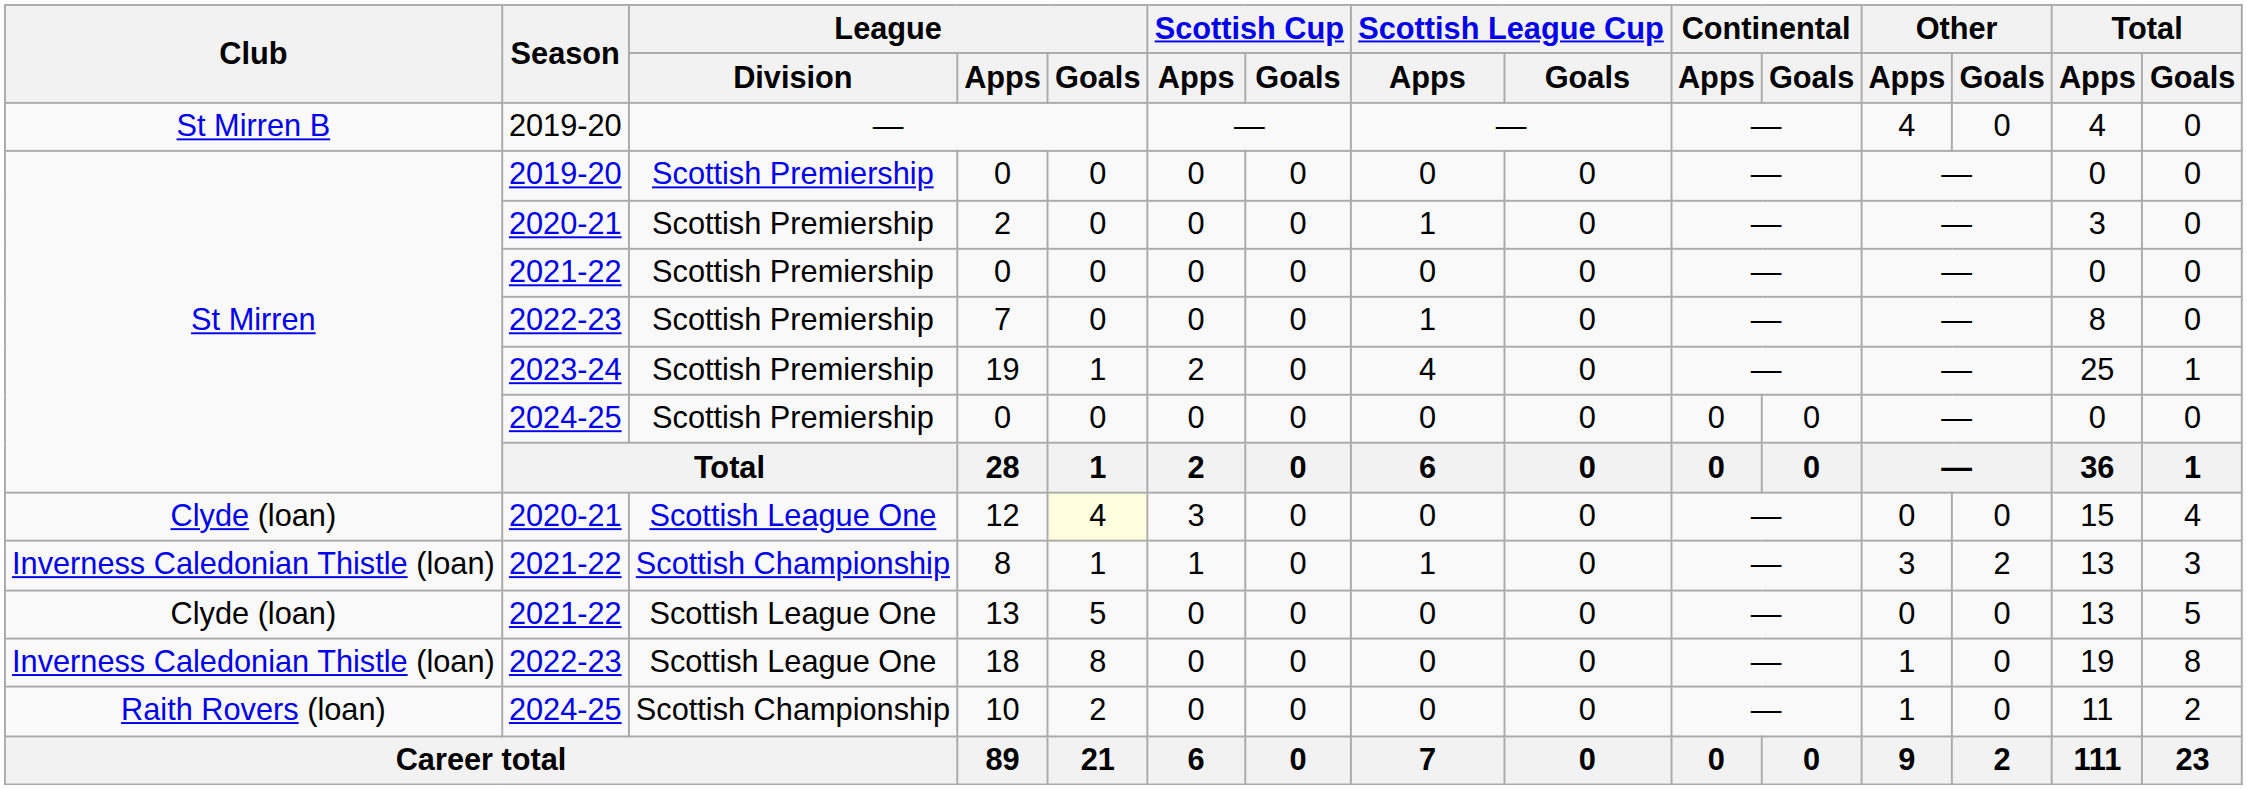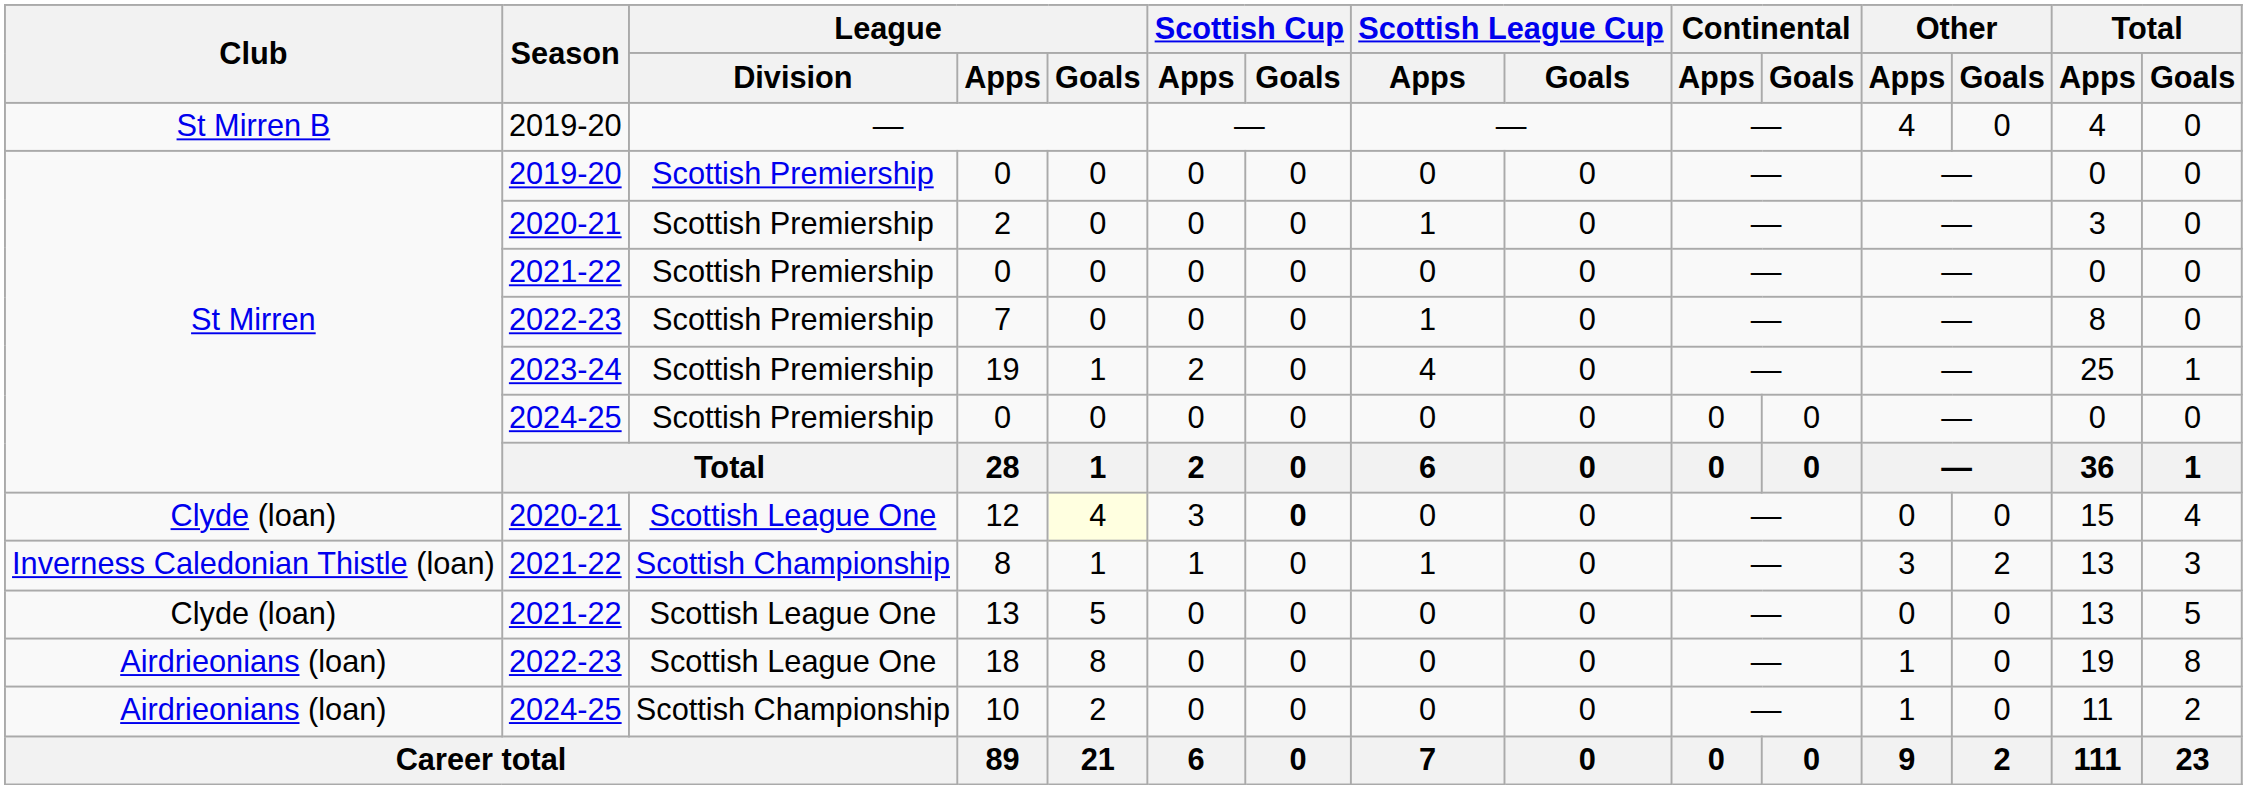(1298, 516) normal -> (1298, 516) bold
(253, 662) Inverness Caledonian Thistle (loan) -> (253, 662) Airdrieonians (loan)
(253, 710) Raith Rovers (loan) -> (253, 710) Airdrieonians (loan)
